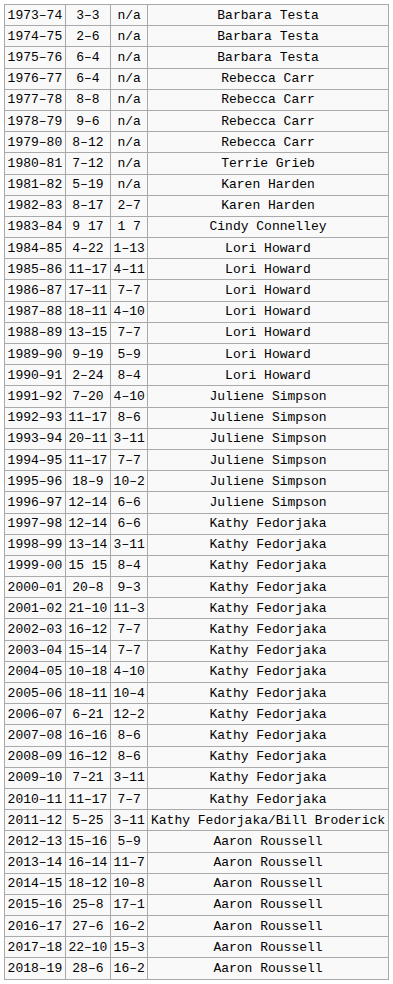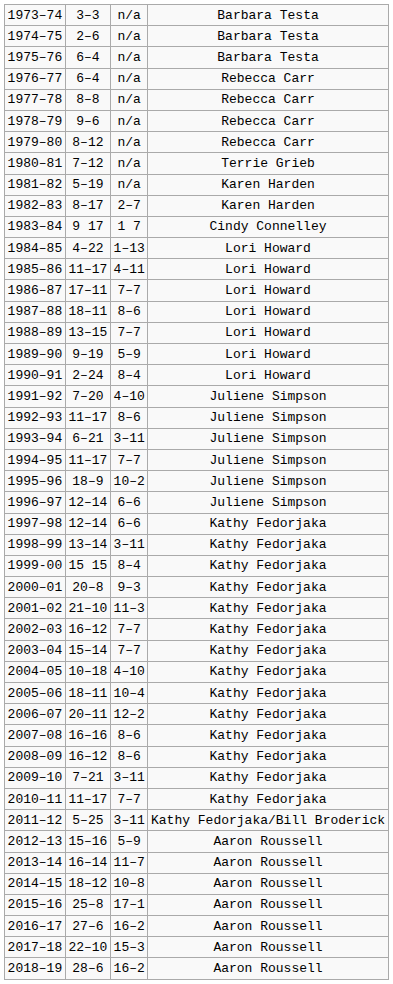(129, 312) 4–10 -> (129, 312) 8–6
(88, 439) 20–11 -> (88, 439) 6–21
(88, 714) 6–21 -> (88, 714) 20–11
